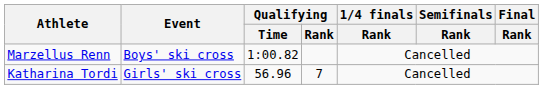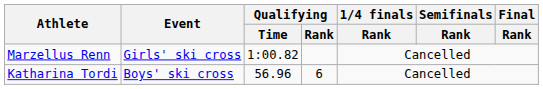(179, 54) Boys' ski cross -> (182, 54) Girls' ski cross
(182, 74) Girls' ski cross -> (179, 74) Boys' ski cross
(319, 74) 7 -> (319, 74) 6
